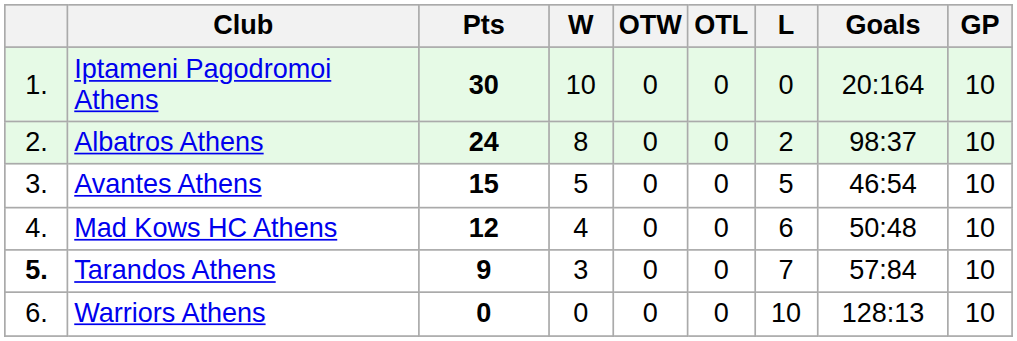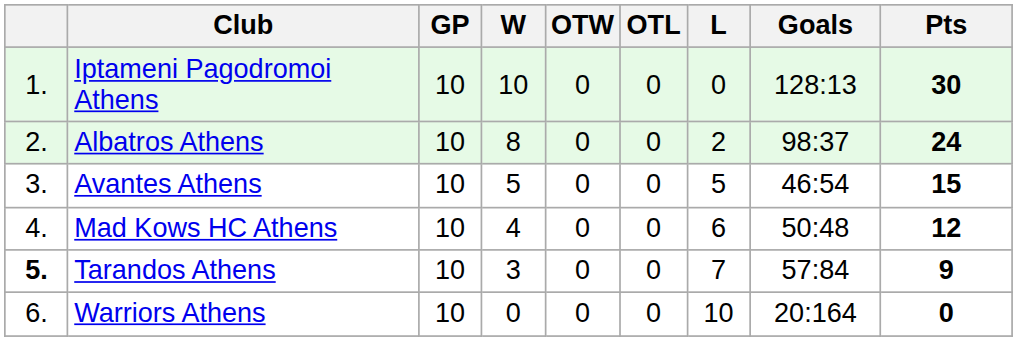columns swapped: (980, 25) <-> (484, 25)
(883, 84) 20:164 -> (815, 84) 128:13
(883, 313) 128:13 -> (815, 313) 20:164
